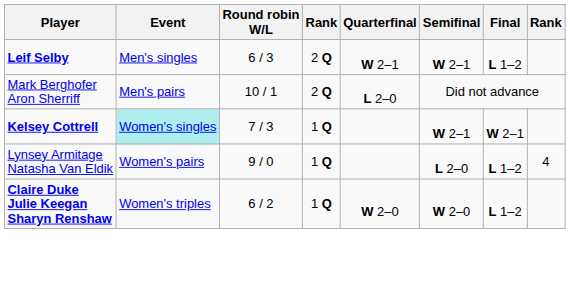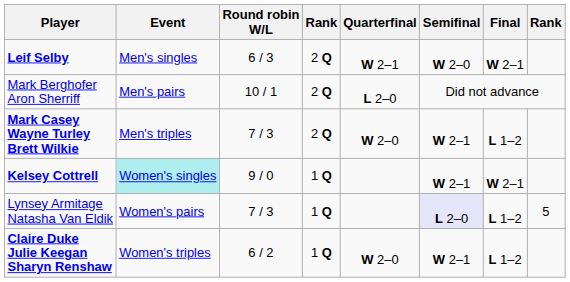(452, 64) W 2–1 -> (452, 64) W 2–0
(505, 64) L 1–2 -> (505, 64) W 2–1
+ row: (49, 134)
(261, 127) 7 / 3 -> (261, 176) 9 / 0
(261, 162) 9 / 0 -> (261, 211) 7 / 3
(452, 169) no background -> (452, 218) lavender background
(546, 162) 4 -> (546, 211) 5
(452, 211) W 2–0 -> (452, 260) W 2–1
